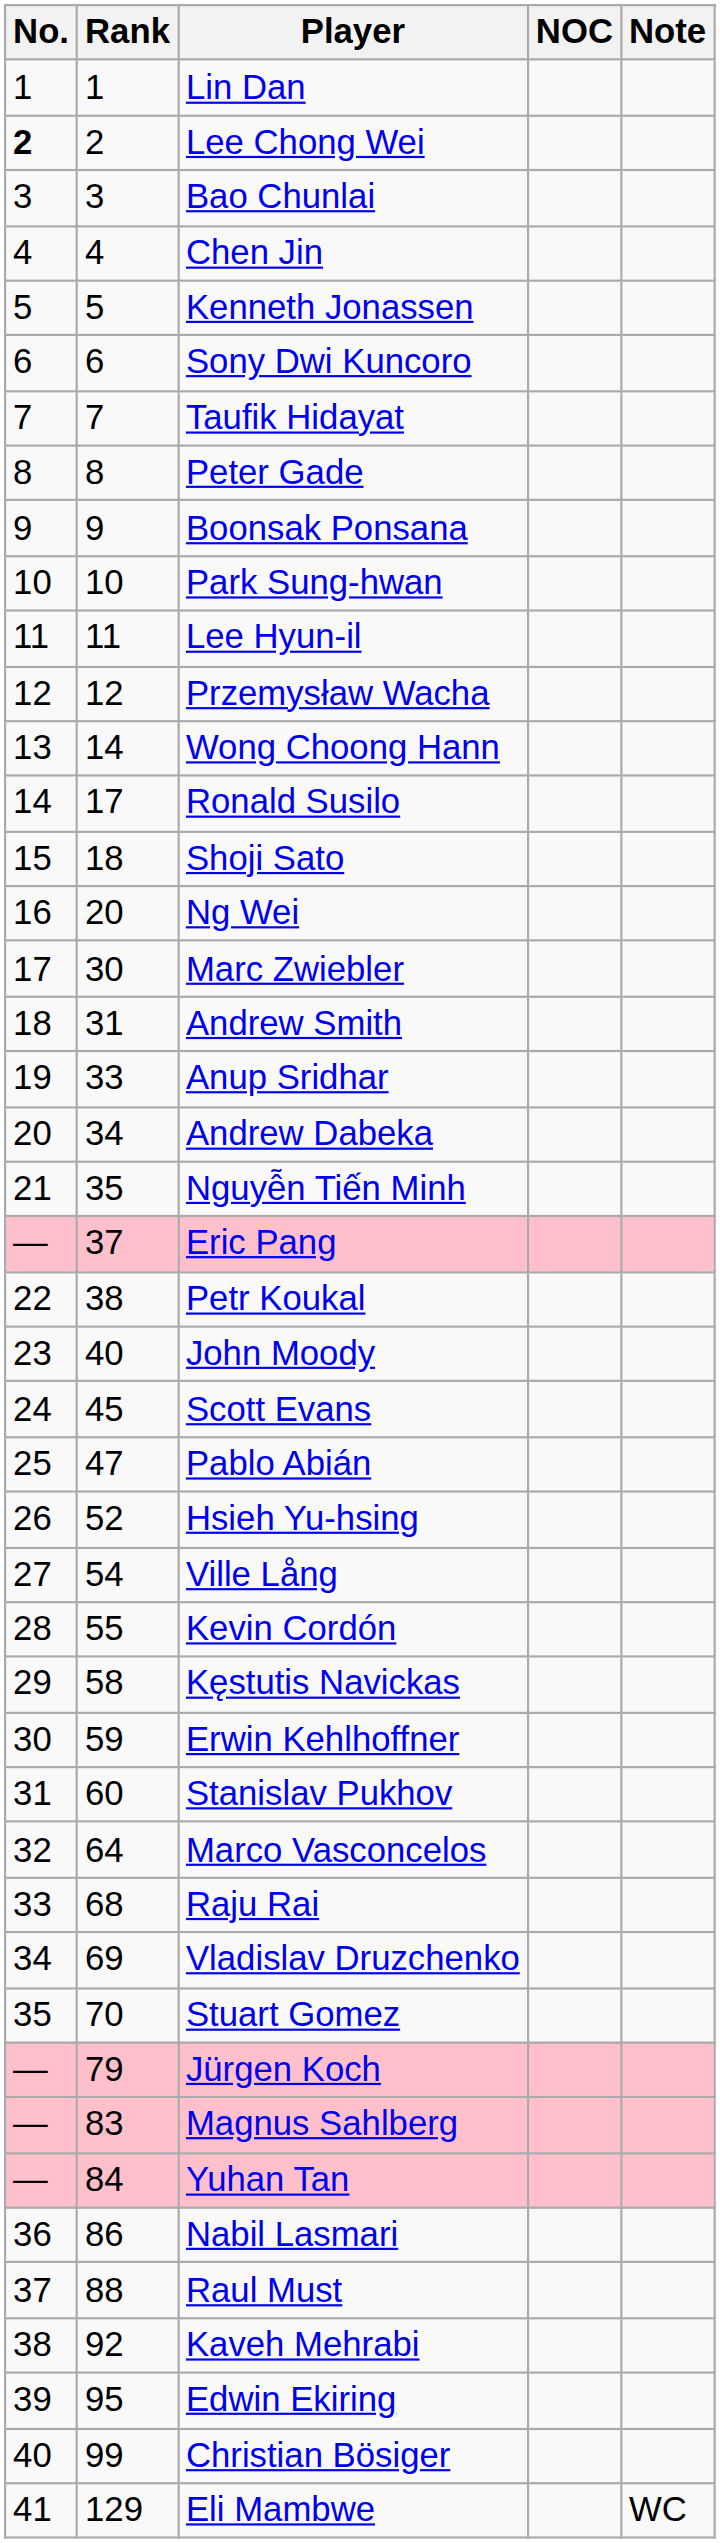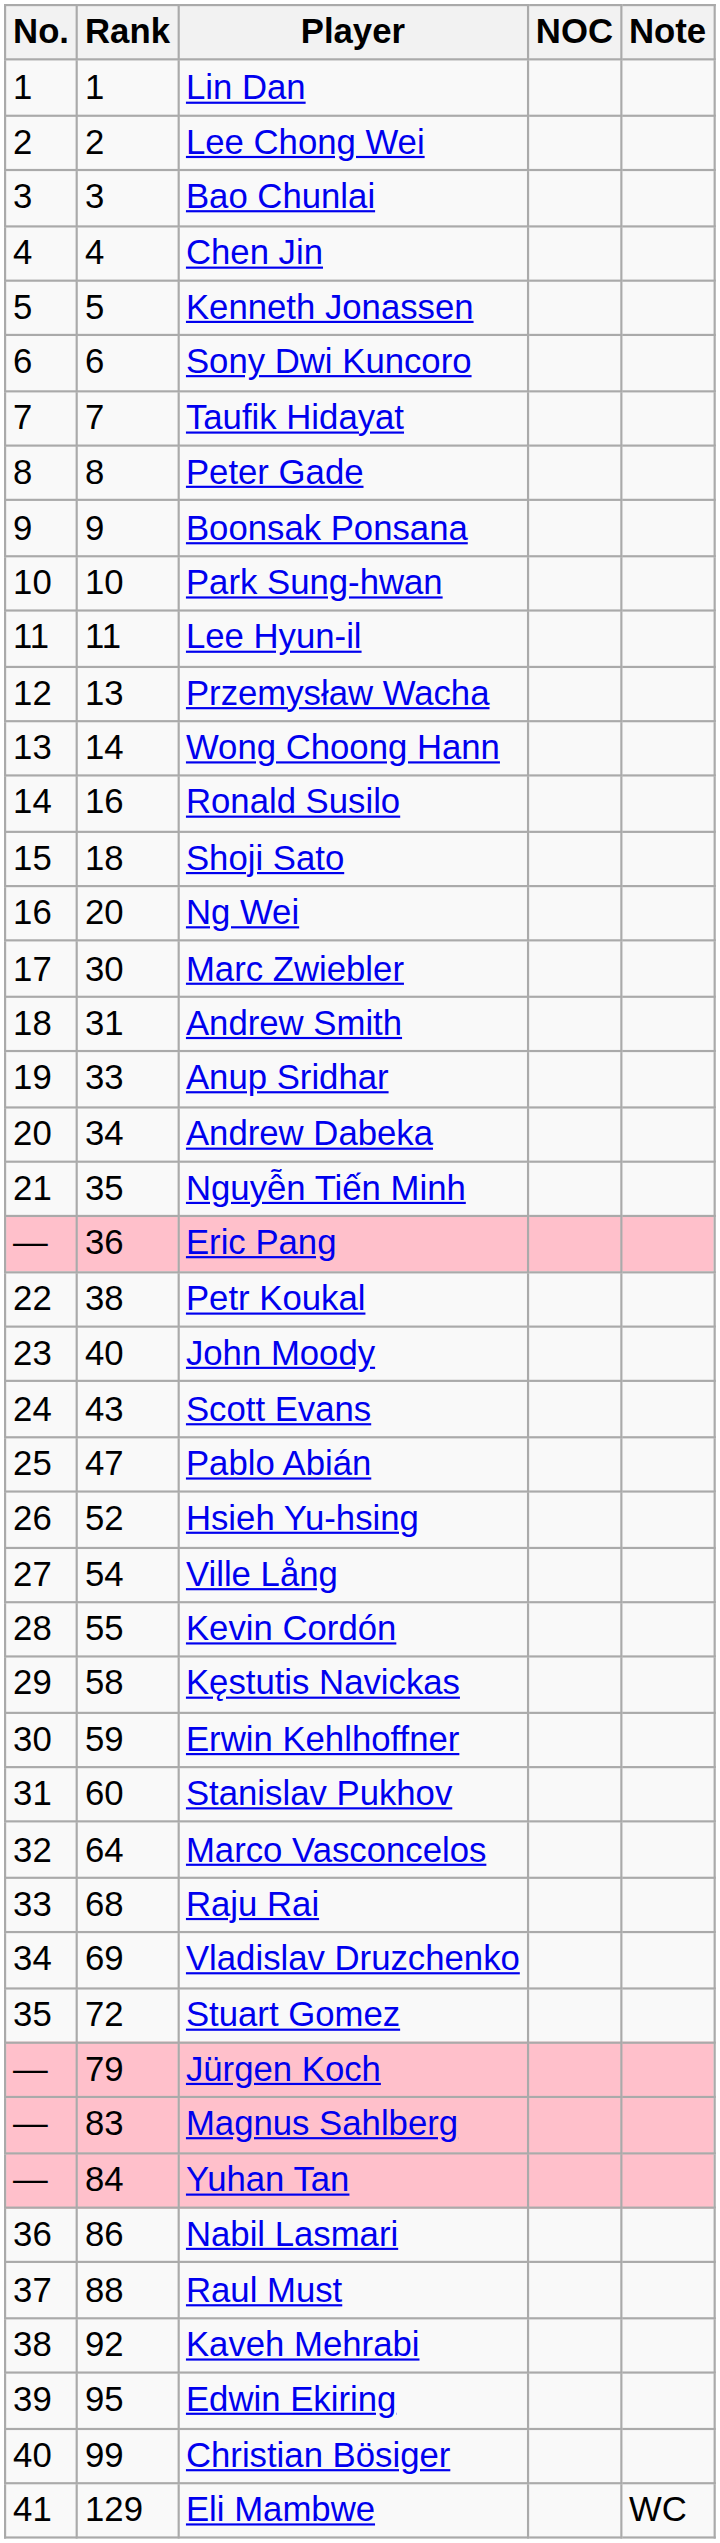(23, 142) bold -> (23, 142) normal
(104, 692) 12 -> (104, 692) 13
(104, 802) 17 -> (104, 802) 16
(104, 1243) 37 -> (104, 1243) 36
(104, 1408) 45 -> (104, 1408) 43
(104, 2014) 70 -> (104, 2014) 72
